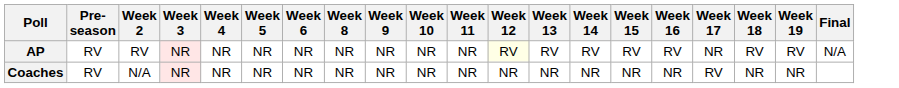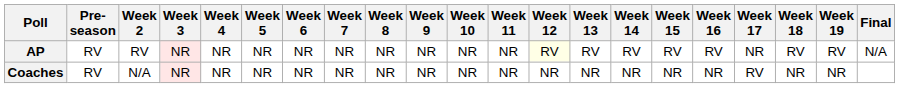+ column: (344, 23)
